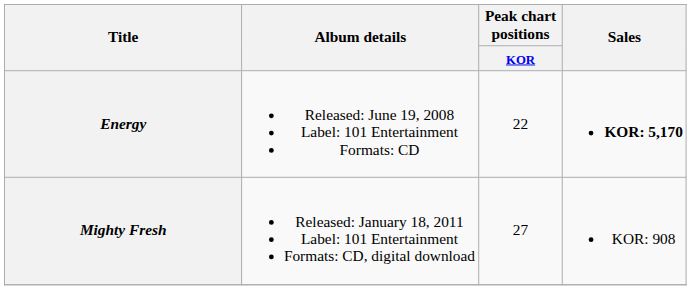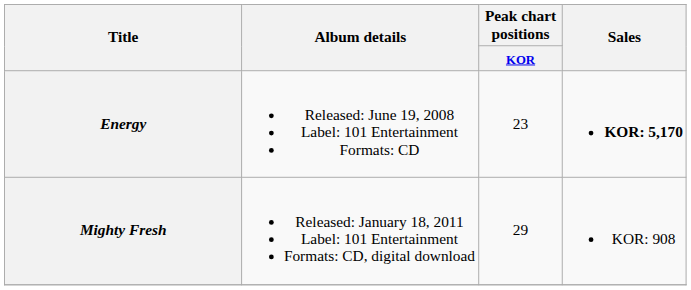(521, 123) 22 -> (521, 123) 23
(521, 230) 27 -> (521, 230) 29
